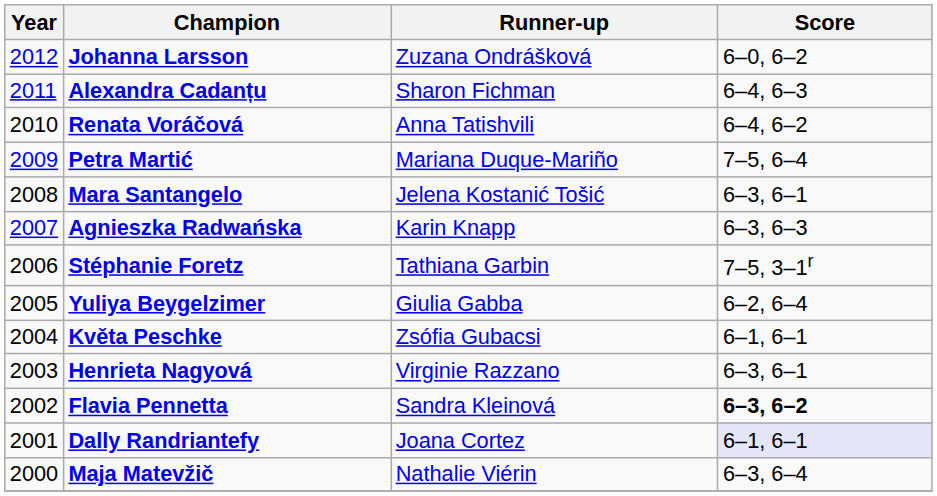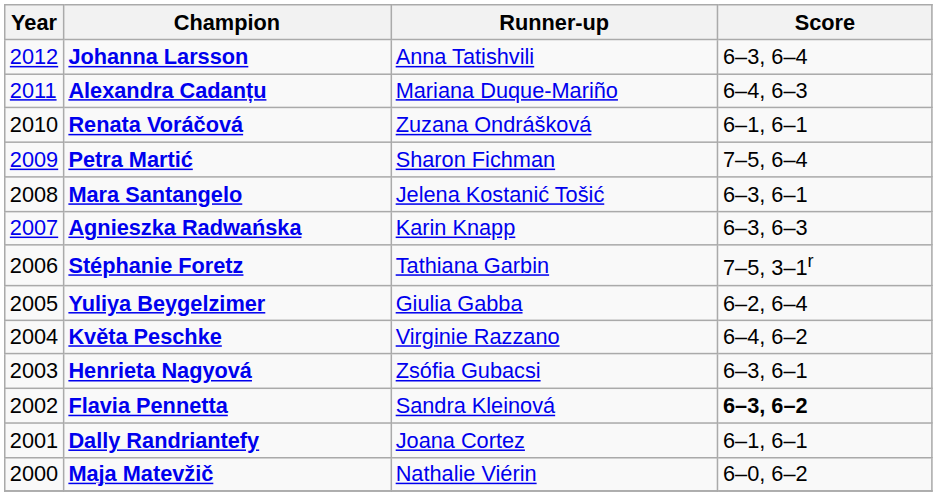(494, 57) Zuzana Ondrášková -> (465, 57) Anna Tatishvili
(765, 57) 6–0, 6–2 -> (765, 57) 6–3, 6–4
(475, 91) Sharon Fichman -> (507, 91) Mariana Duque-Mariño
(465, 125) Anna Tatishvili -> (494, 125) Zuzana Ondrášková
(765, 125) 6–4, 6–2 -> (765, 125) 6–1, 6–1
(507, 160) Mariana Duque-Mariño -> (475, 160) Sharon Fichman
(468, 337) Zsófia Gubacsi -> (478, 337) Virginie Razzano
(765, 337) 6–1, 6–1 -> (765, 337) 6–4, 6–2
(478, 372) Virginie Razzano -> (468, 372) Zsófia Gubacsi
(765, 440) lavender background -> (765, 440) no background
(765, 475) 6–3, 6–4 -> (765, 475) 6–0, 6–2
